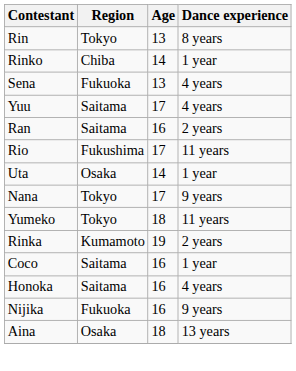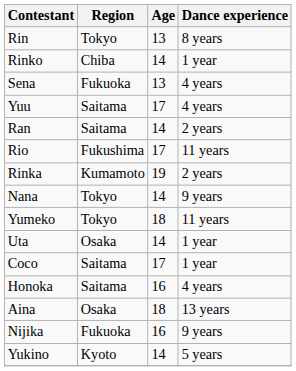(159, 128) 16 -> (159, 128) 14
rows swapped: (18, 173) <-> (25, 241)
(159, 196) 17 -> (159, 196) 14
(159, 264) 16 -> (159, 264) 17
rows swapped: (26, 309) <-> (22, 331)
+ row: (28, 354)
